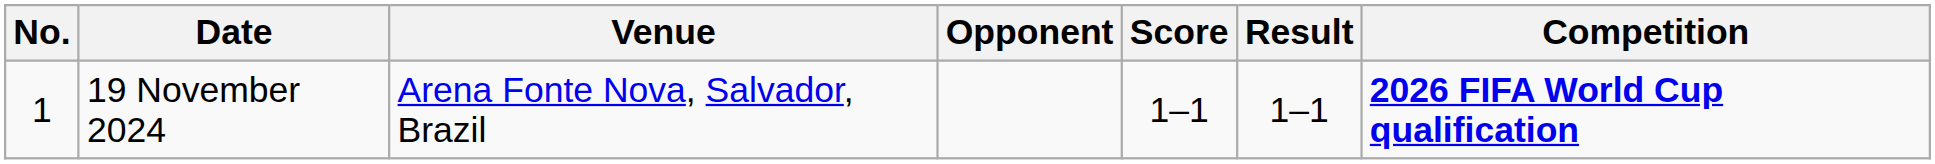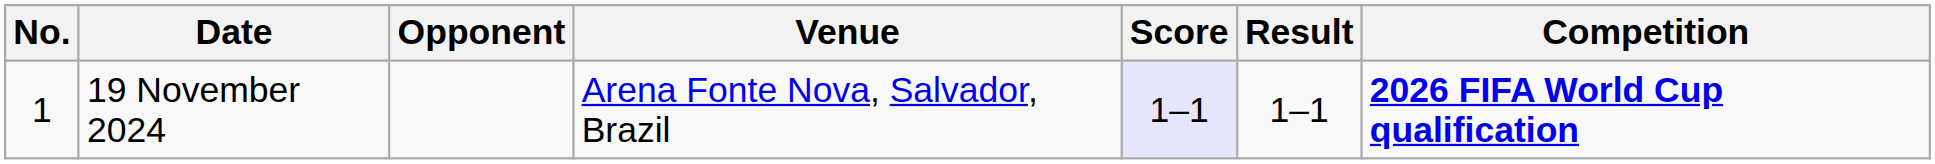columns swapped: (663, 32) <-> (1030, 32)
(1179, 108) no background -> (1179, 108) lavender background
